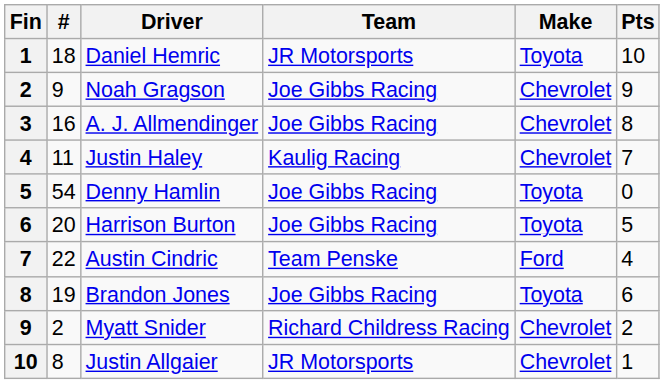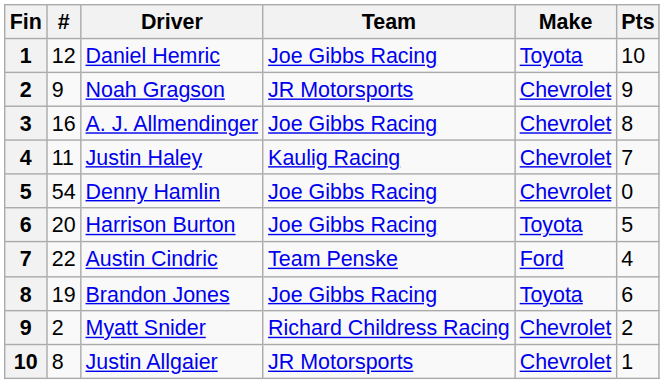(64, 56) 18 -> (64, 56) 12
(341, 56) JR Motorsports -> (353, 56) Joe Gibbs Racing
(353, 90) Joe Gibbs Racing -> (341, 90) JR Motorsports
(551, 191) Toyota -> (566, 191) Chevrolet
